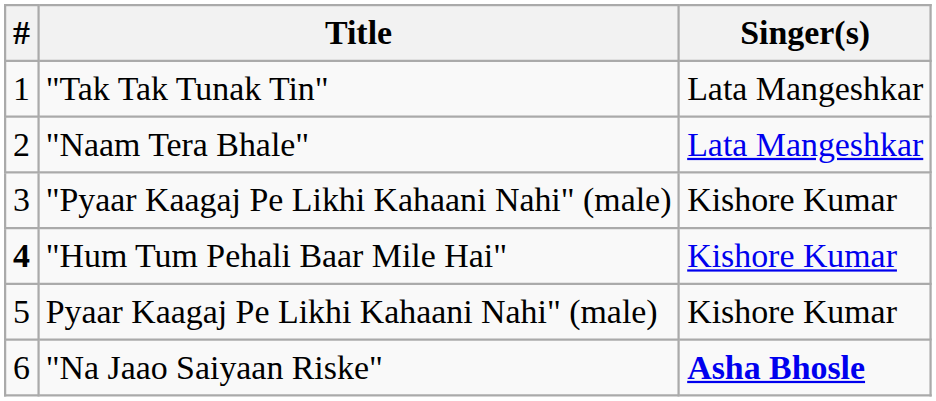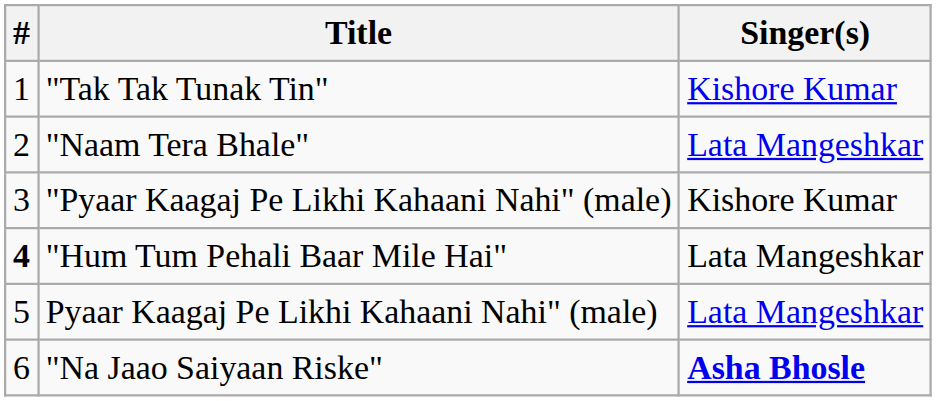(805, 88) Lata Mangeshkar -> (792, 88) Kishore Kumar
(792, 256) Kishore Kumar -> (805, 256) Lata Mangeshkar
(792, 312) Kishore Kumar -> (805, 312) Lata Mangeshkar
